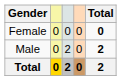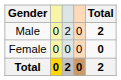rows swapped: (28, 31) <-> (28, 49)
